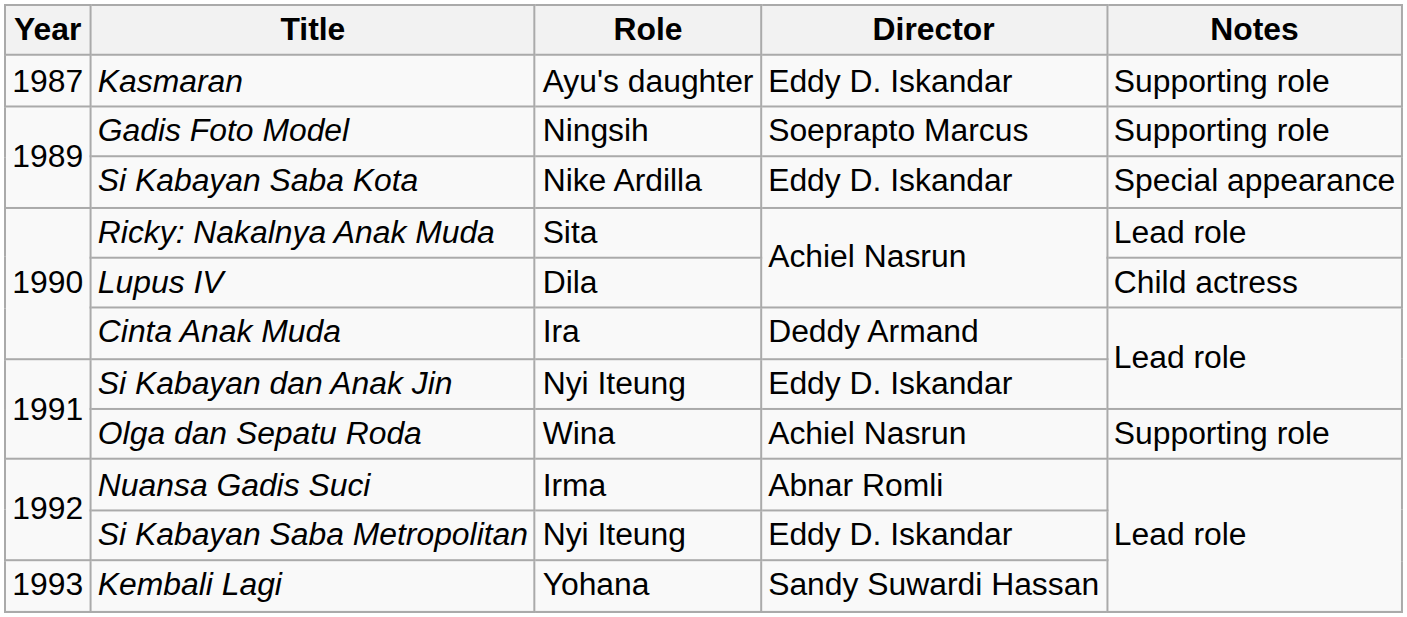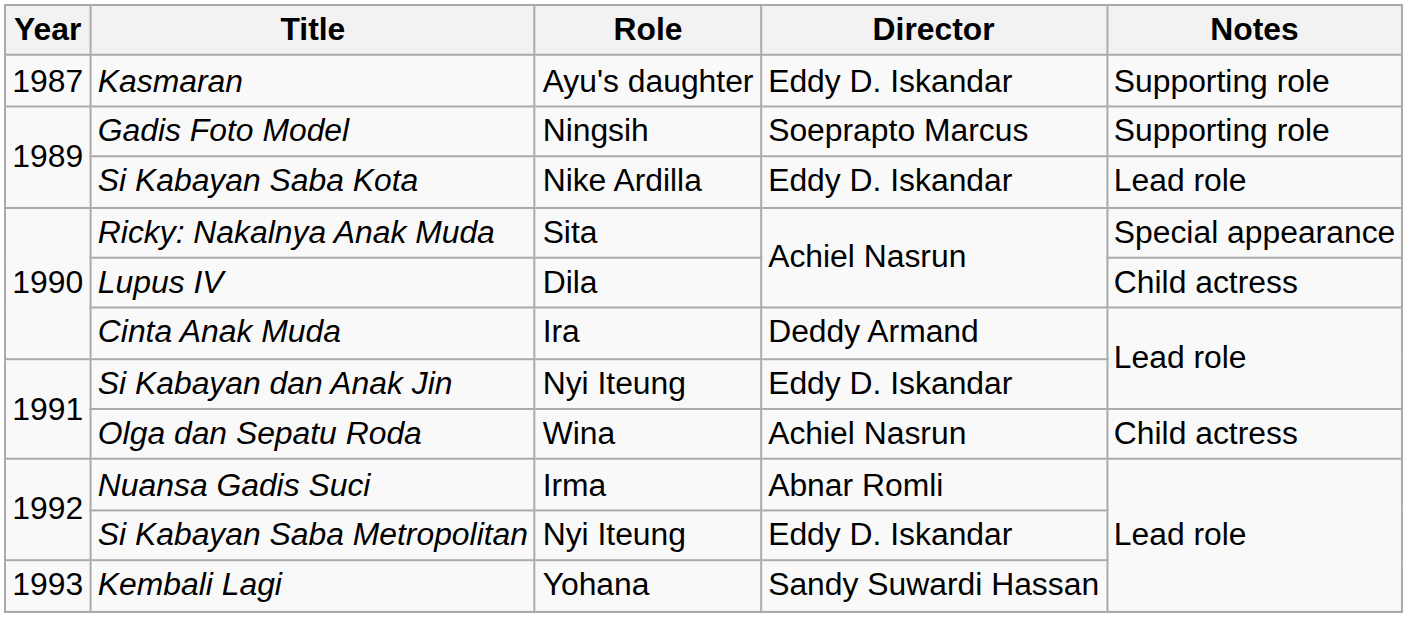(1255, 181) Special appearance -> (1180, 181) Lead role
(1180, 231) Lead role -> (1255, 231) Special appearance
(1222, 433) Supporting role -> (1206, 433) Child actress
